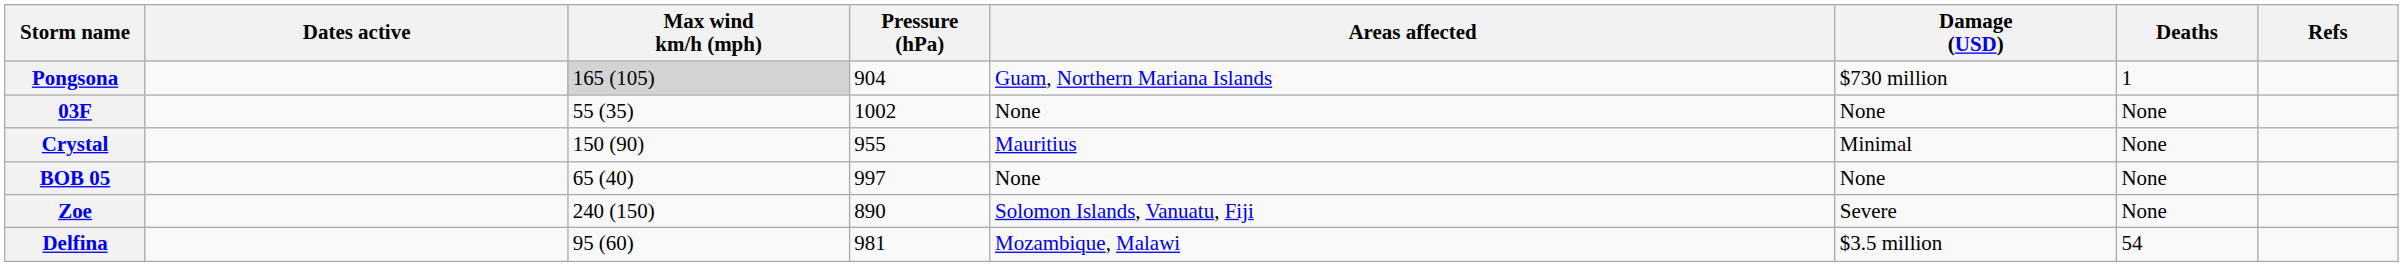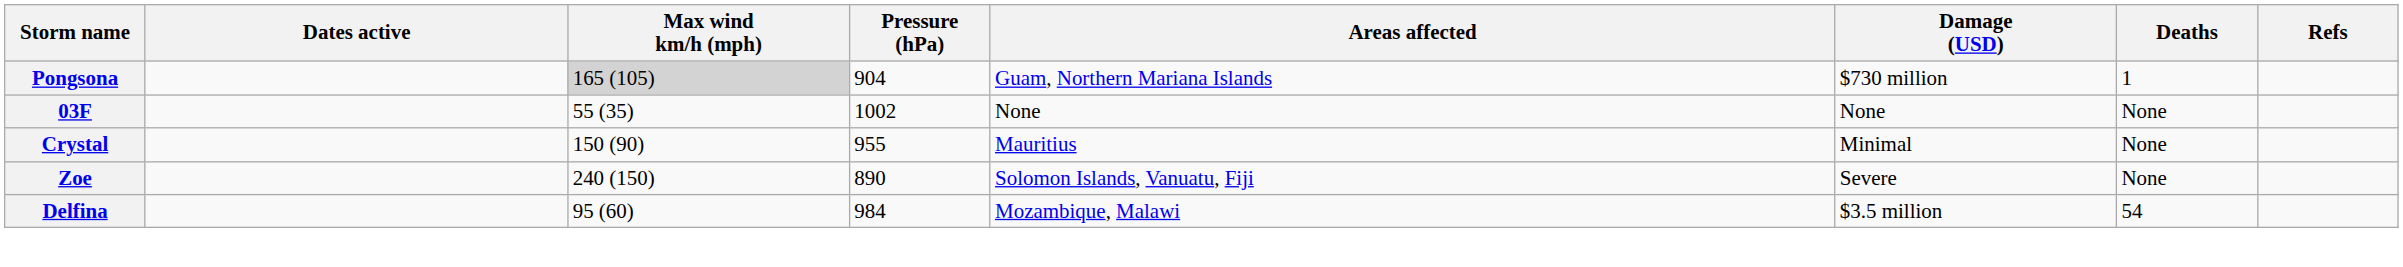- row: (75, 177)
(870, 244) 981 -> (870, 210) 984
